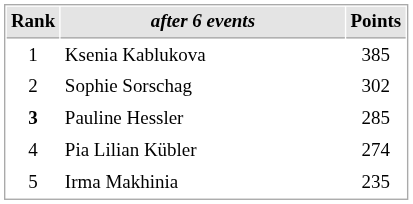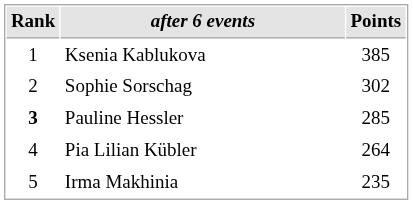(376, 150) 274 -> (376, 150) 264
